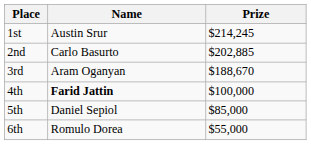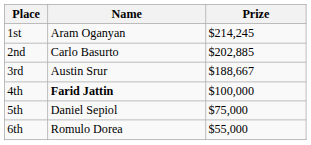(79, 33) Austin Srur -> (88, 33) Aram Oganyan
(88, 71) Aram Oganyan -> (79, 71) Austin Srur
(231, 71) $188,670 -> (231, 71) $188,667
(228, 110) $85,000 -> (228, 110) $75,000
